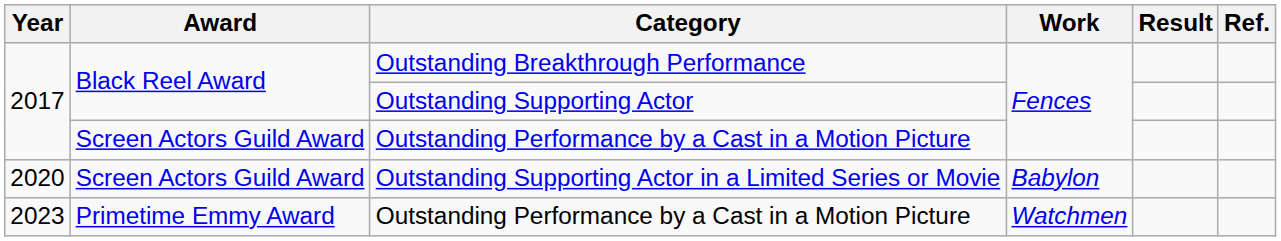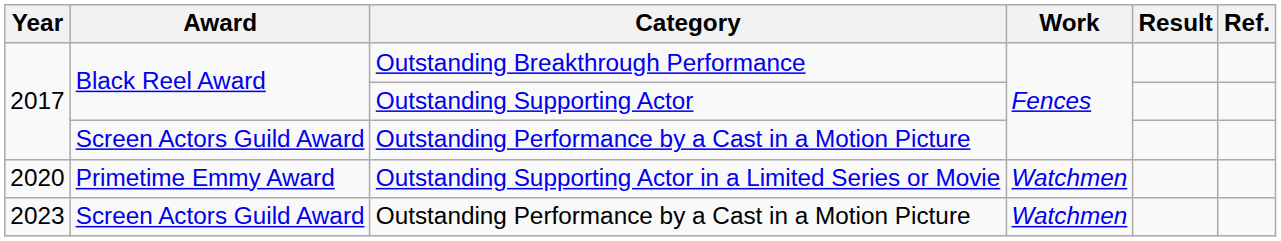(220, 178) Screen Actors Guild Award -> (205, 178) Primetime Emmy Award
(1055, 178) Babylon -> (1069, 178) Watchmen
(205, 216) Primetime Emmy Award -> (220, 216) Screen Actors Guild Award
